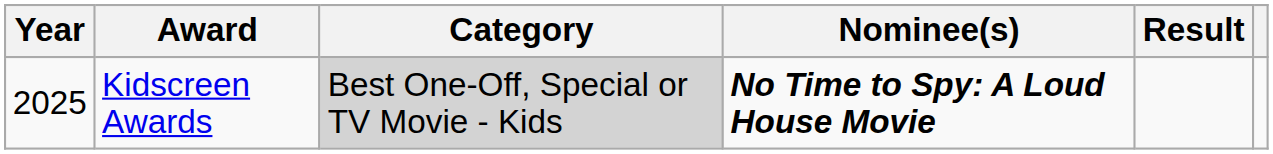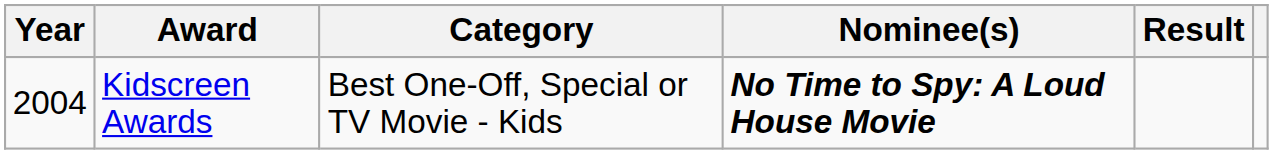(50, 102) 2025 -> (50, 102) 2004
(508, 102) lightgrey background -> (508, 102) no background
